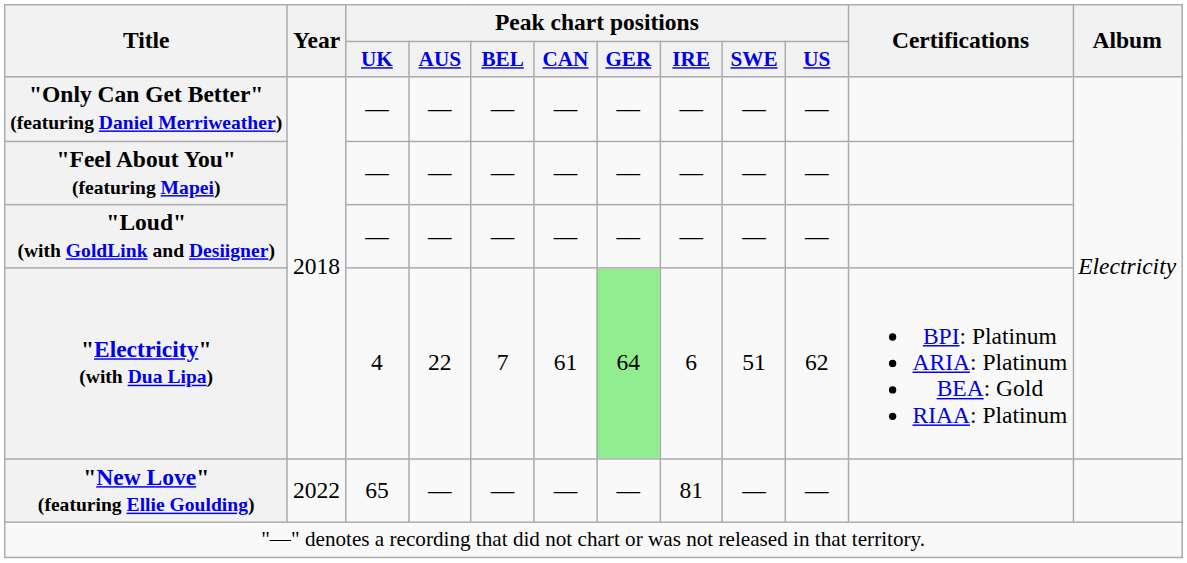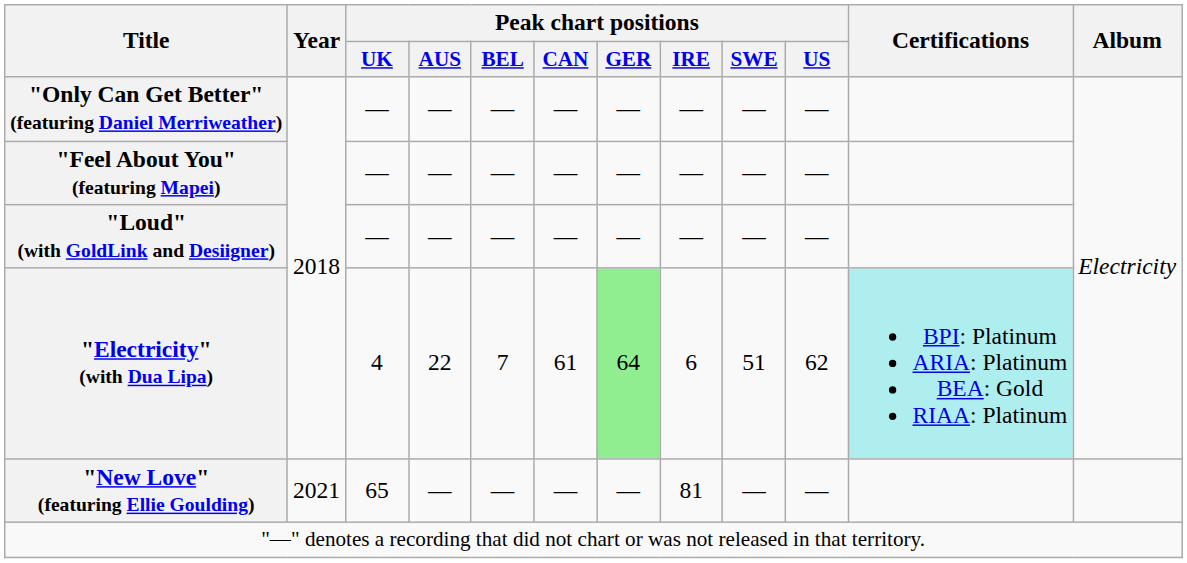(961, 377) no background -> (961, 377) paleturquoise background
(317, 490) 2022 -> (317, 490) 2021
